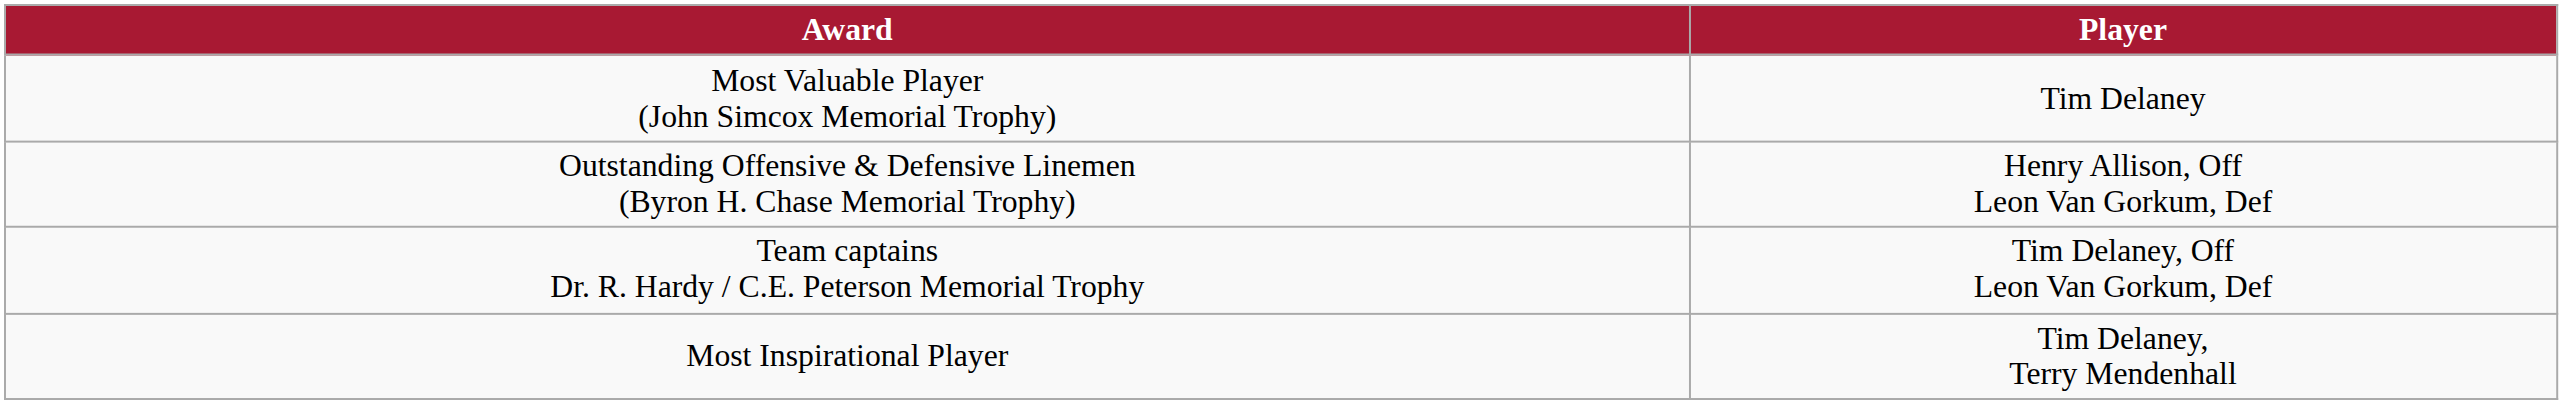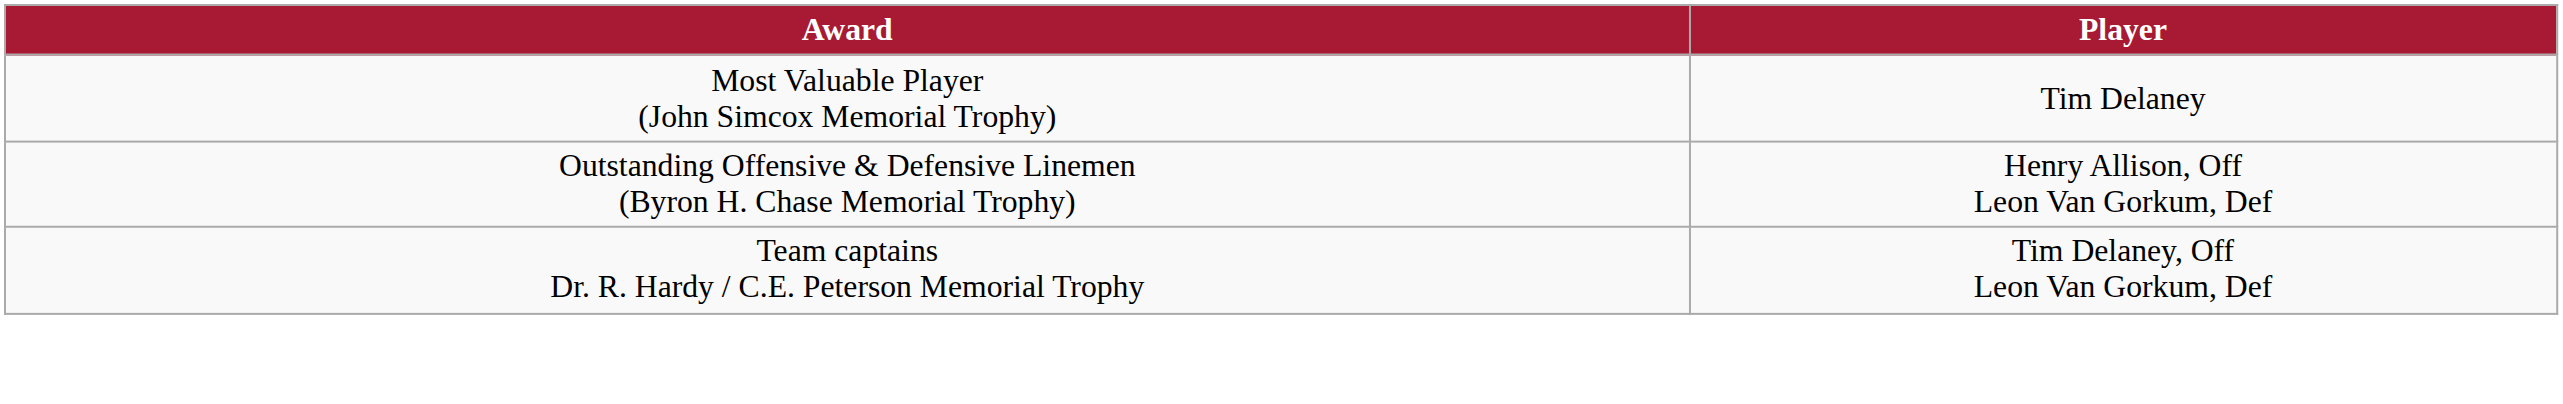- row: (847, 355)
